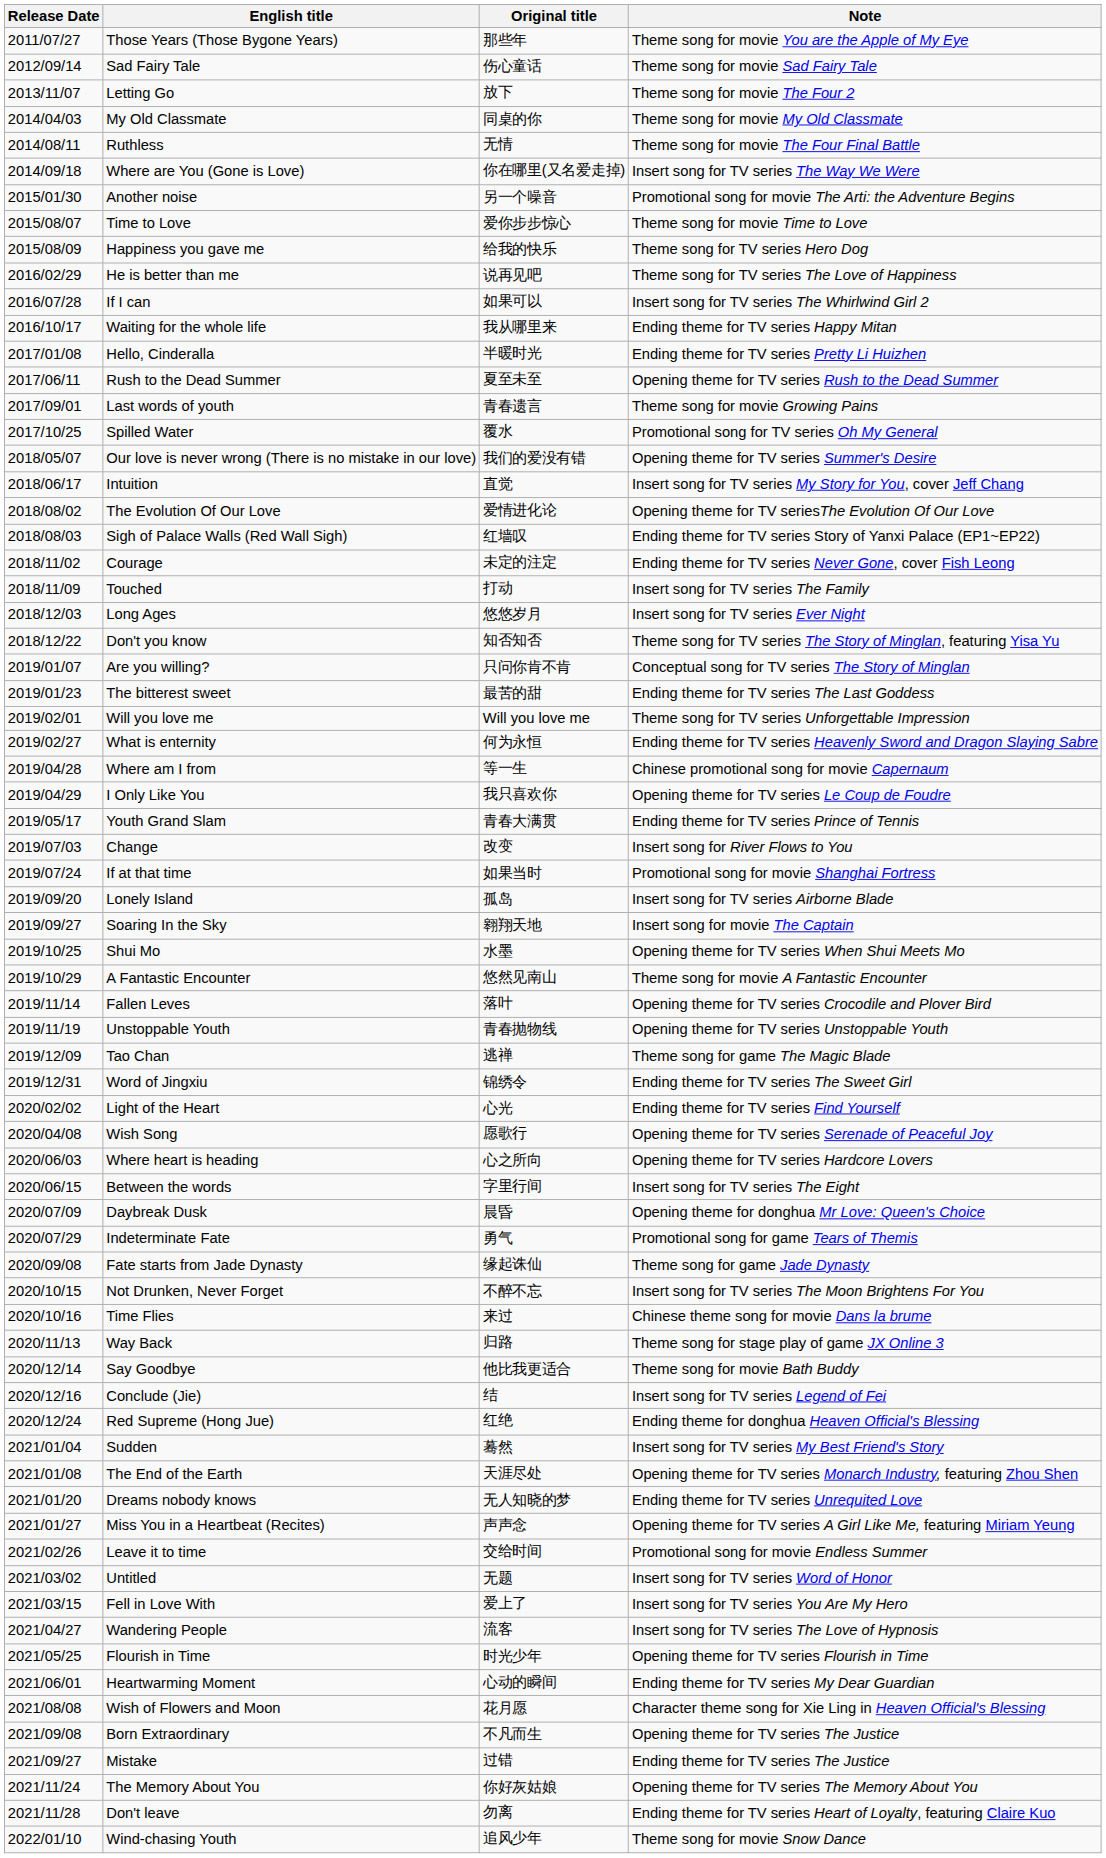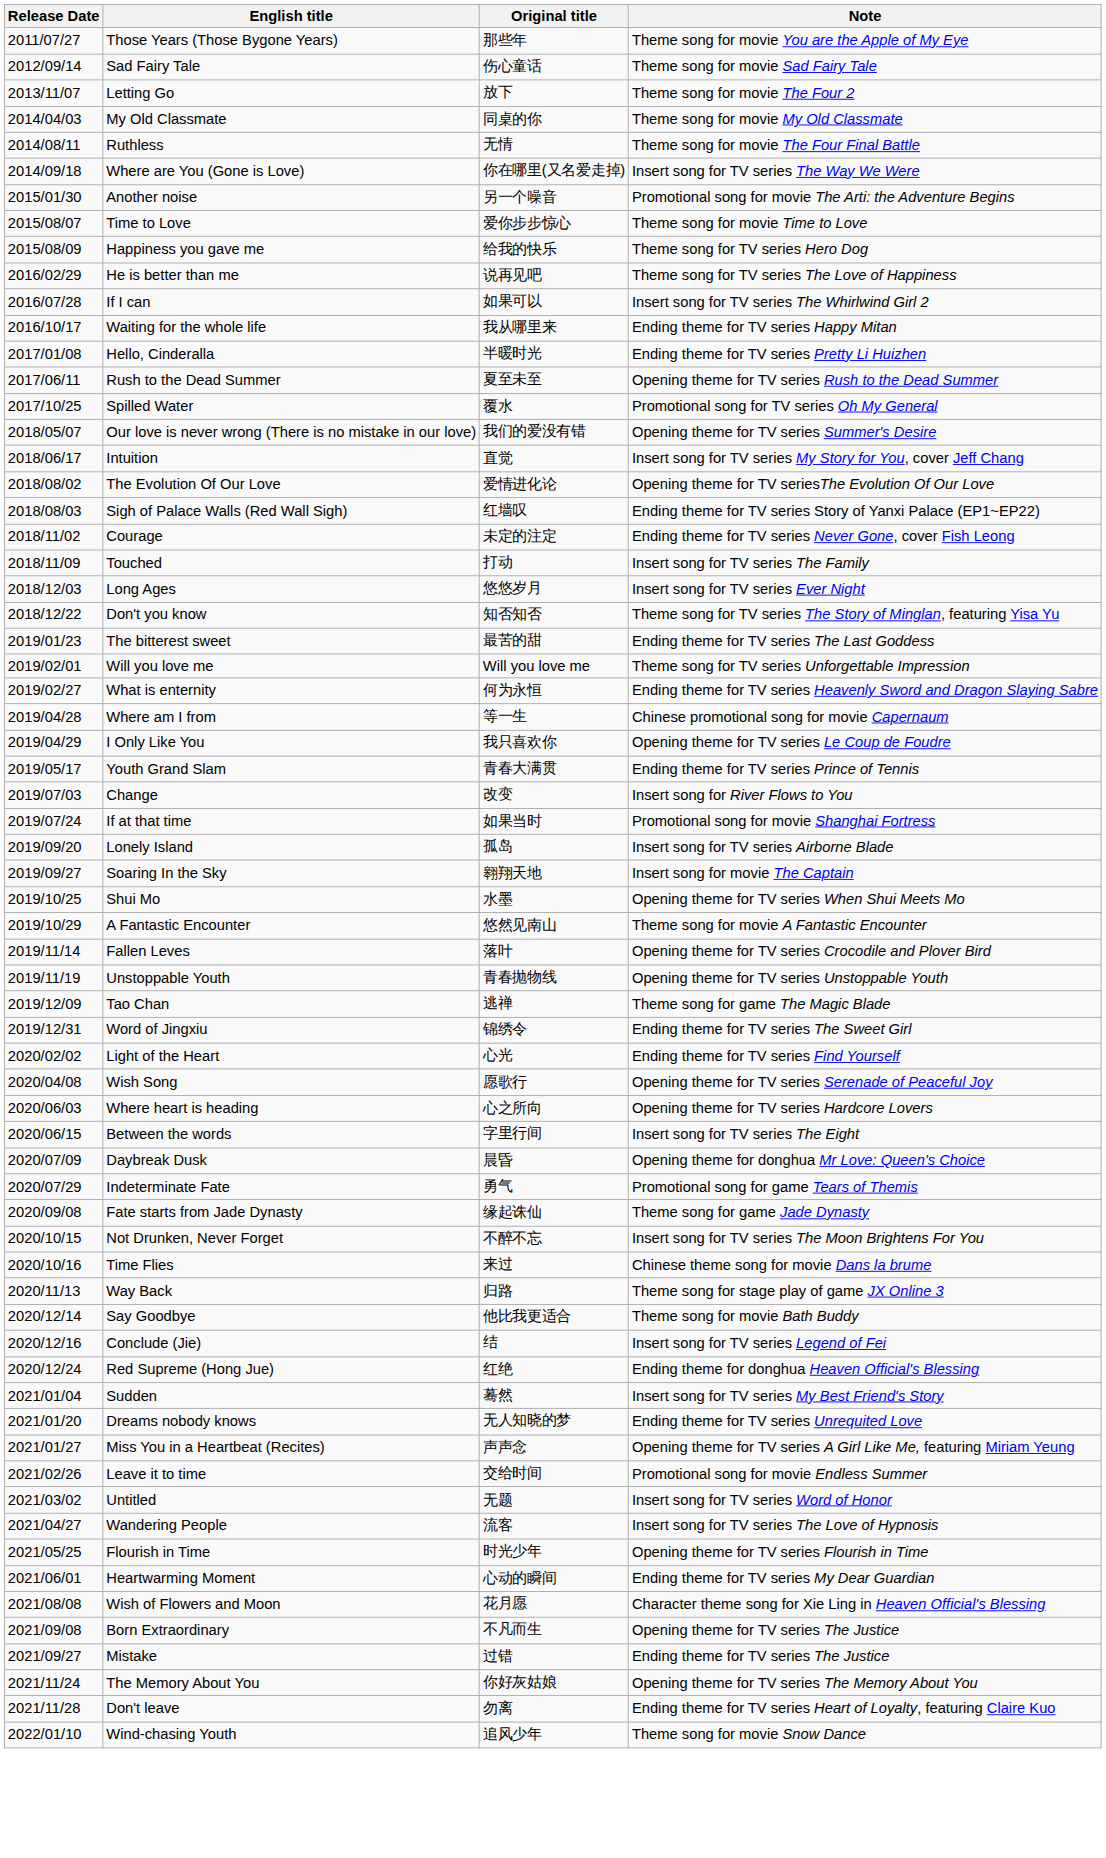- row: (170, 406)
- row: (158, 667)
- row: (174, 1473)
- row: (161, 1604)
